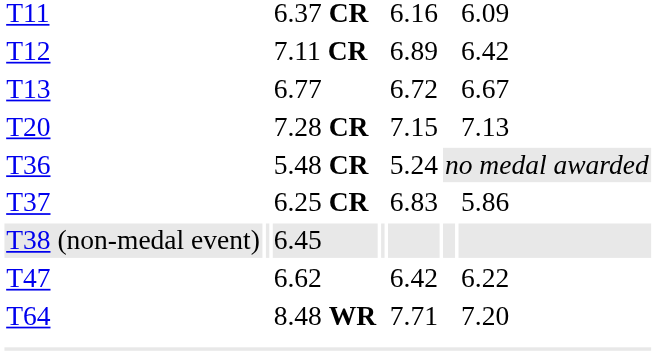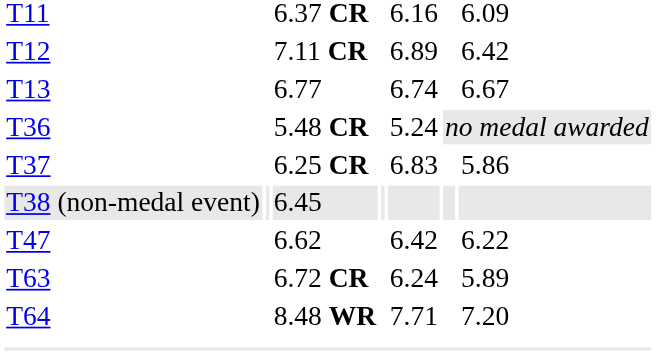(414, 88) 6.72 -> (414, 88) 6.74
- row: (28, 126)
+ row: (28, 278)
